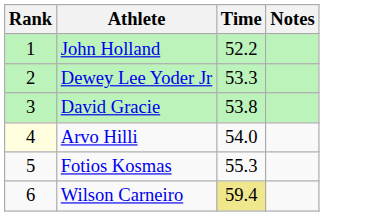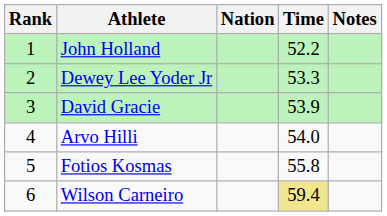+ column: (248, 19)
(241, 107) 53.8 -> (303, 107) 53.9
(31, 136) lightyellow background -> (31, 136) no background
(241, 166) 55.3 -> (303, 166) 55.8
